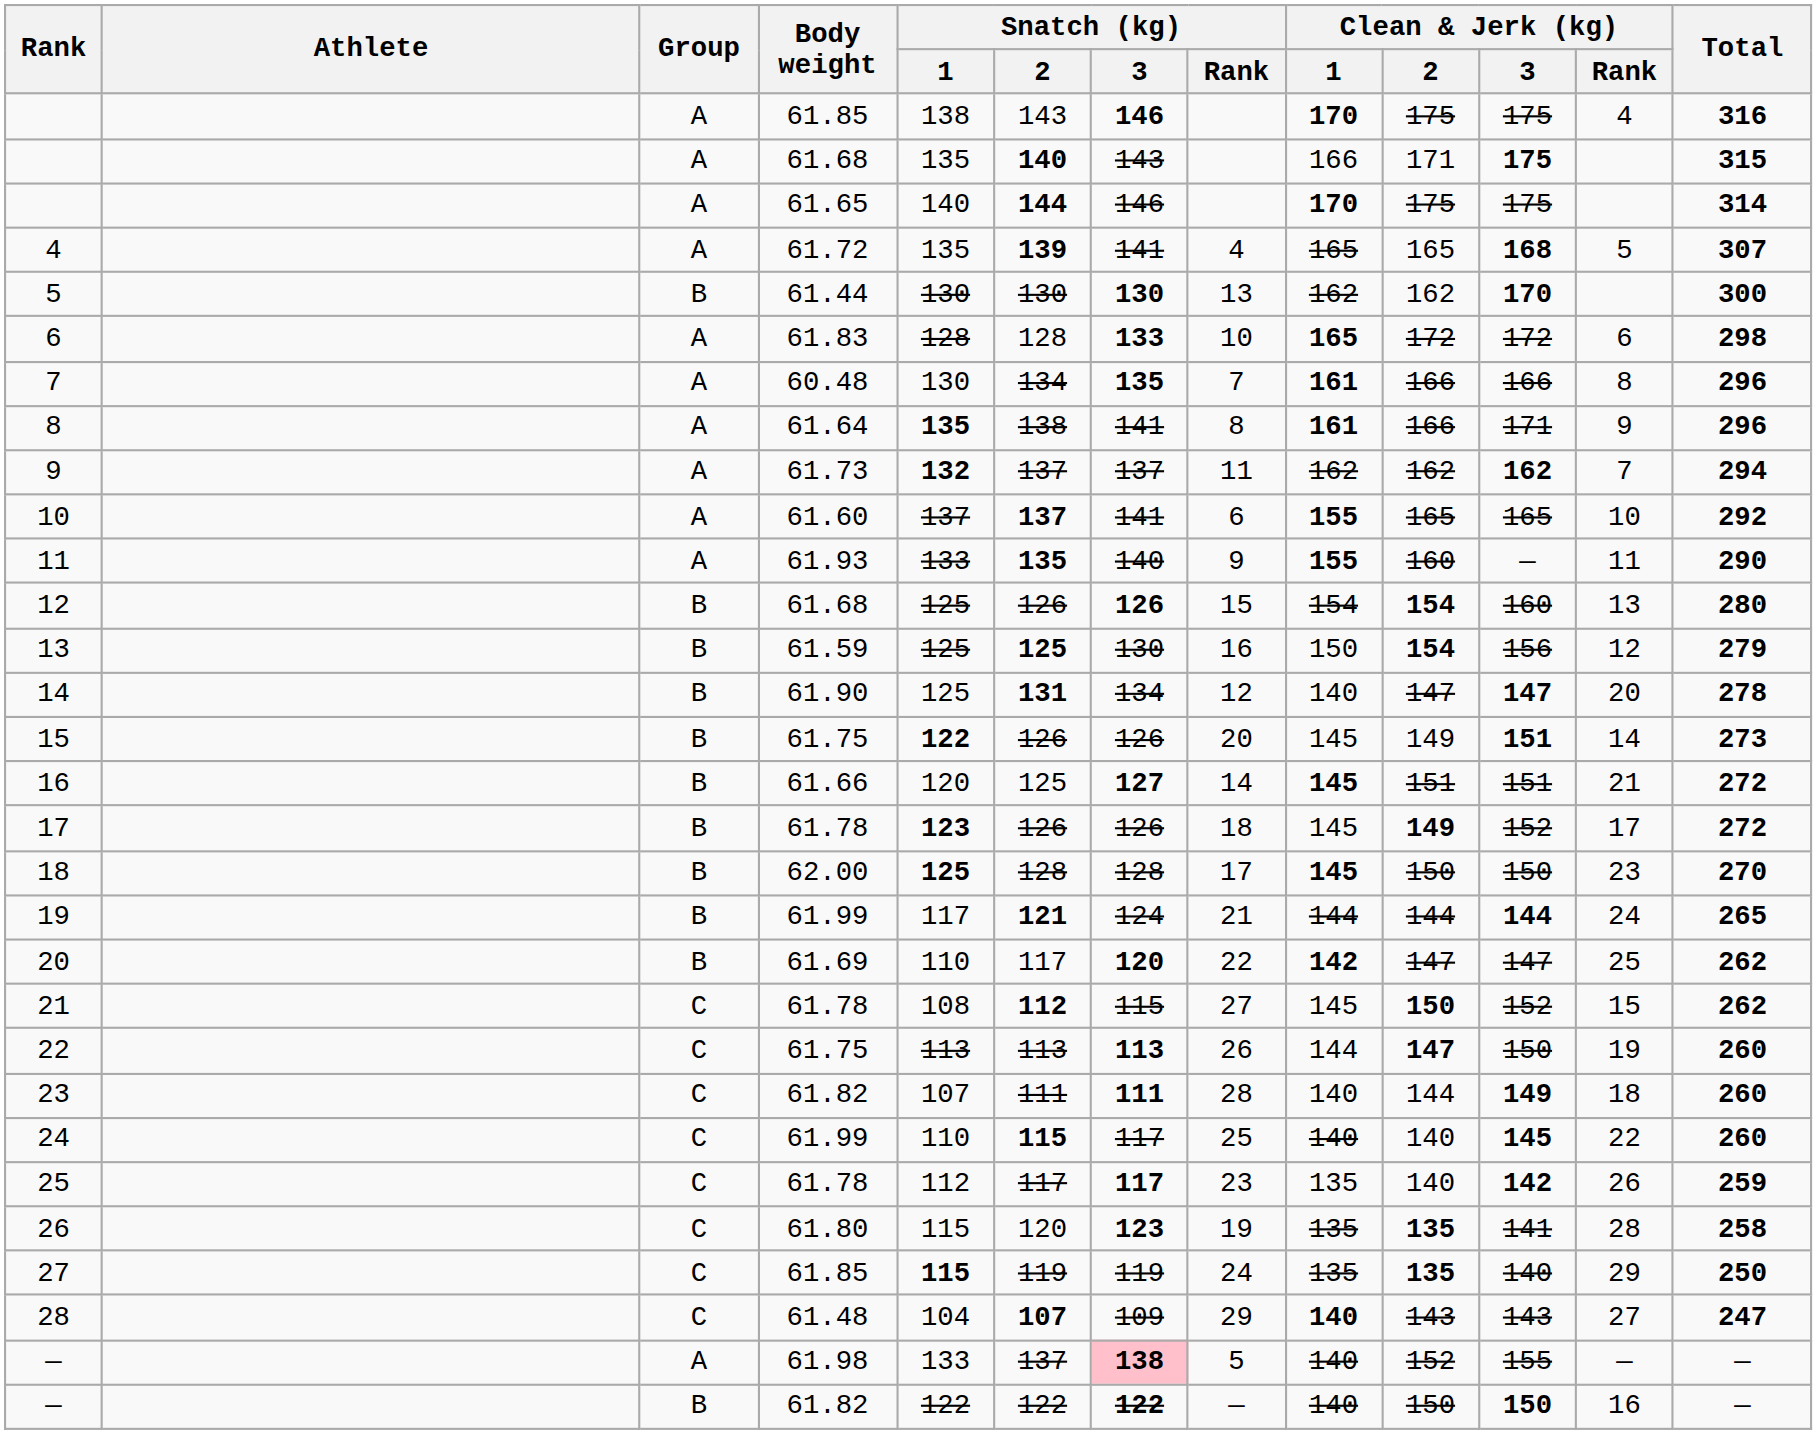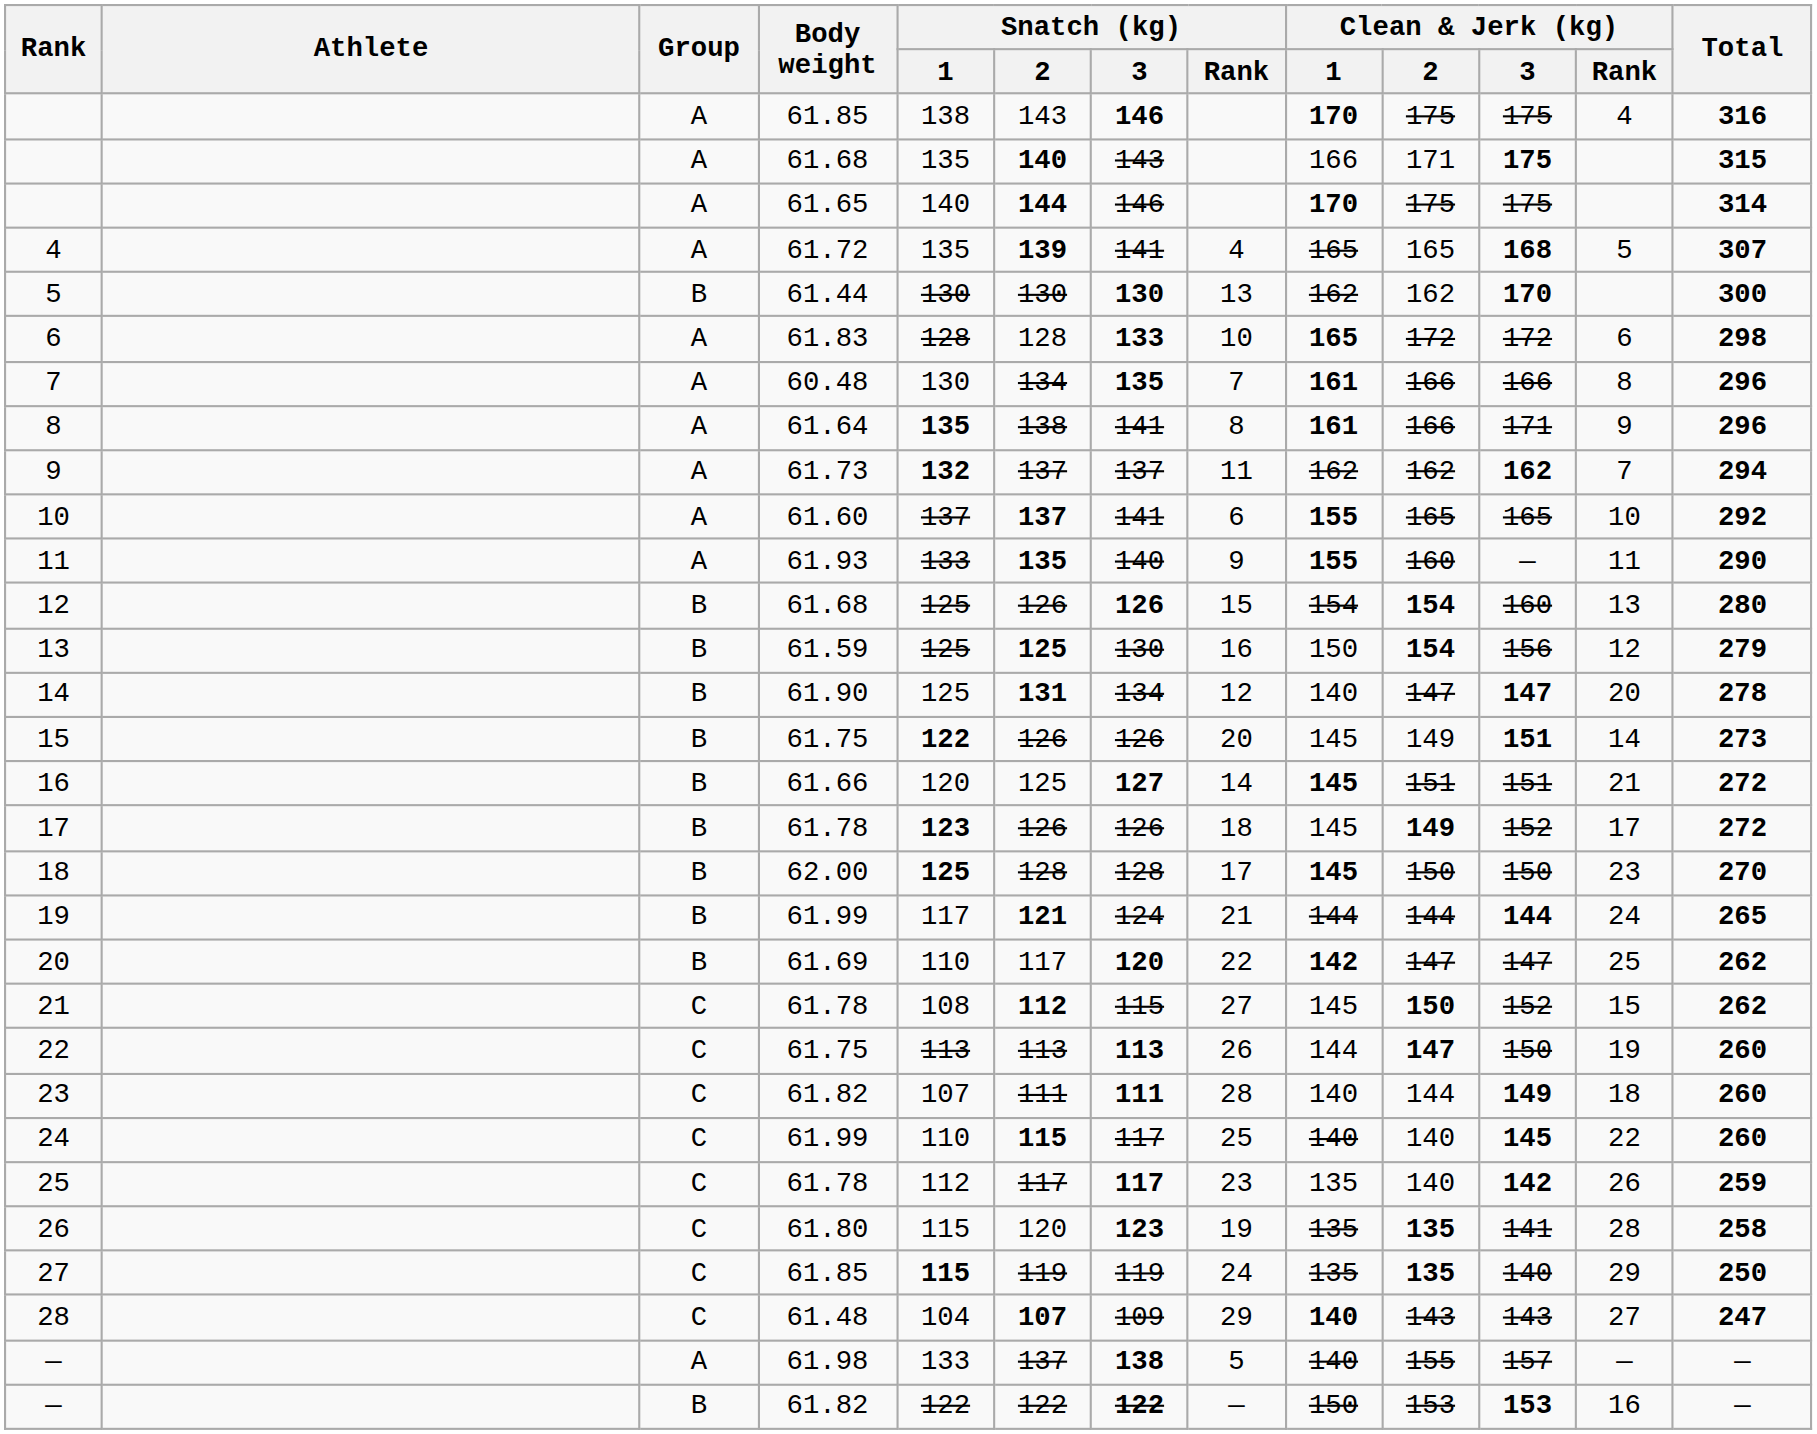(1140, 1362) pink background -> (1140, 1362) no background
(1430, 1362) 152 -> (1430, 1362) 155
(1527, 1362) 155 -> (1527, 1362) 157
(1333, 1407) 140 -> (1333, 1407) 150
(1430, 1407) 150 -> (1430, 1407) 153
(1527, 1407) 150 -> (1527, 1407) 153
